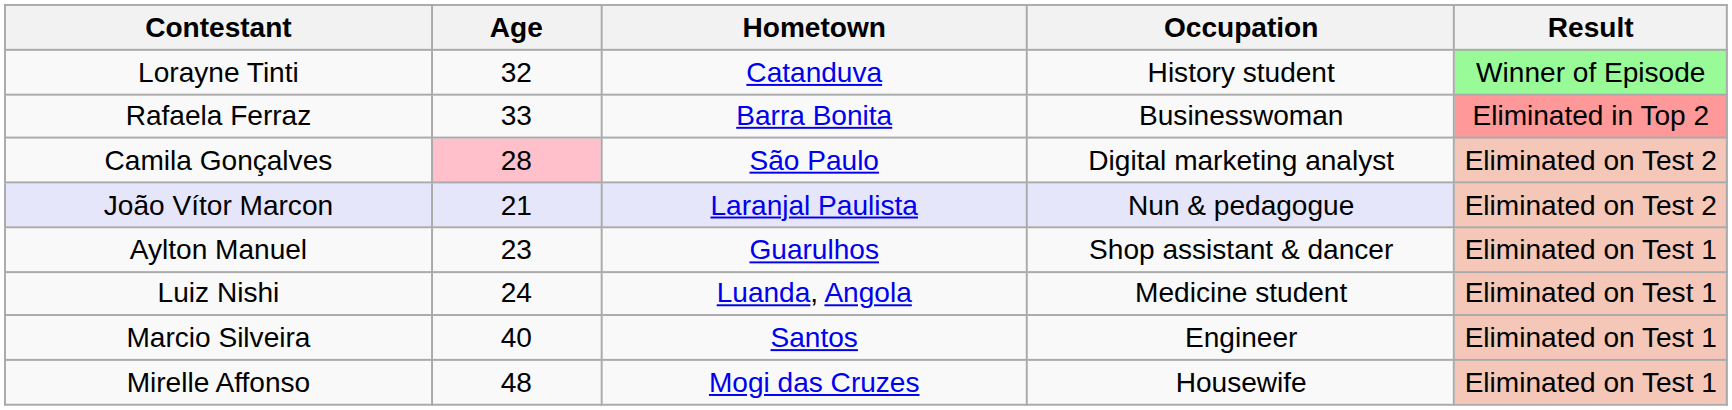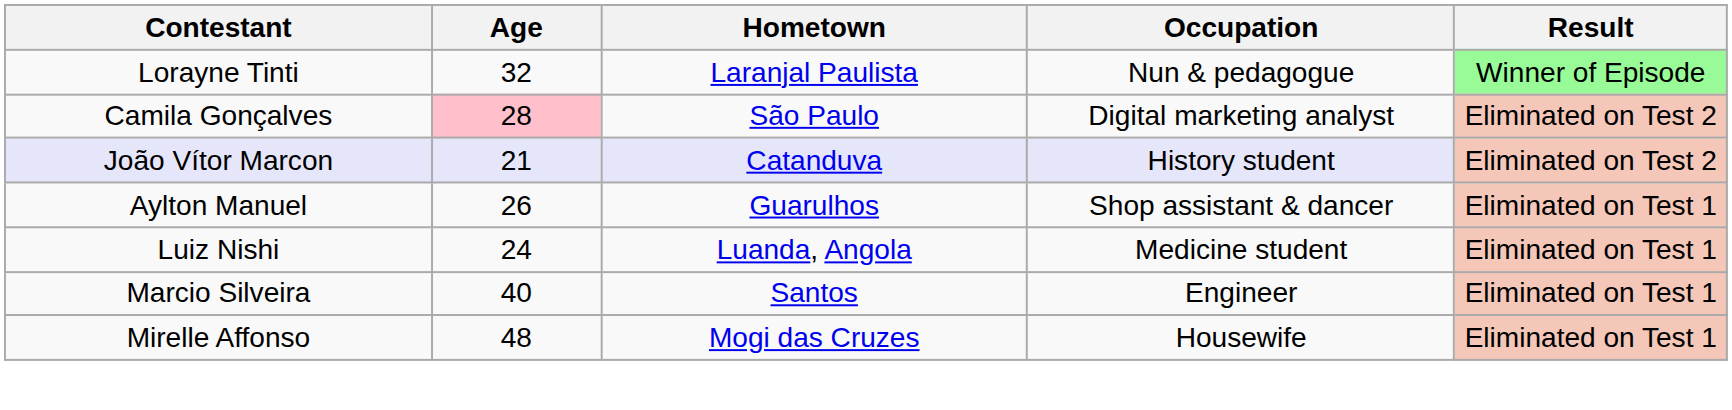(814, 72) Catanduva -> (814, 72) Laranjal Paulista
(1241, 72) History student -> (1241, 72) Nun & pedagogue
- row: (218, 116)
(814, 205) Laranjal Paulista -> (814, 161) Catanduva
(1241, 205) Nun & pedagogue -> (1241, 161) History student
(516, 249) 23 -> (516, 205) 26
